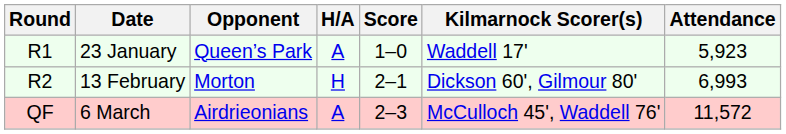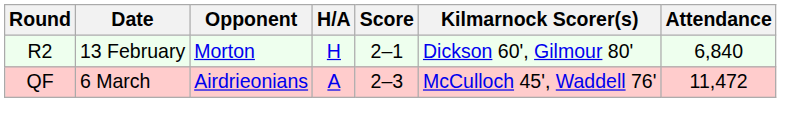- row: (128, 50)
(723, 81) 6,993 -> (719, 50) 6,840
(723, 112) 11,572 -> (719, 81) 11,472
